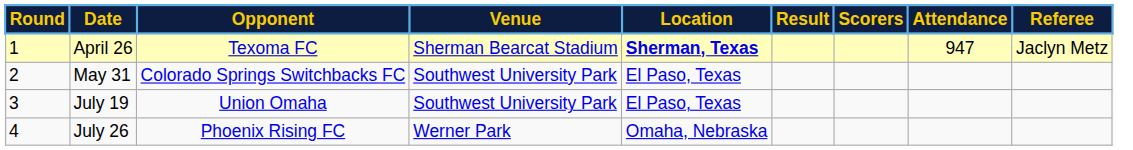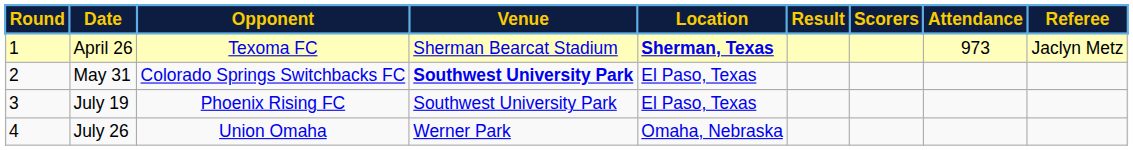(960, 48) 947 -> (975, 48) 973
(515, 75) normal -> (523, 75) bold
(273, 103) Union Omaha -> (273, 103) Phoenix Rising FC
(273, 131) Phoenix Rising FC -> (273, 131) Union Omaha
